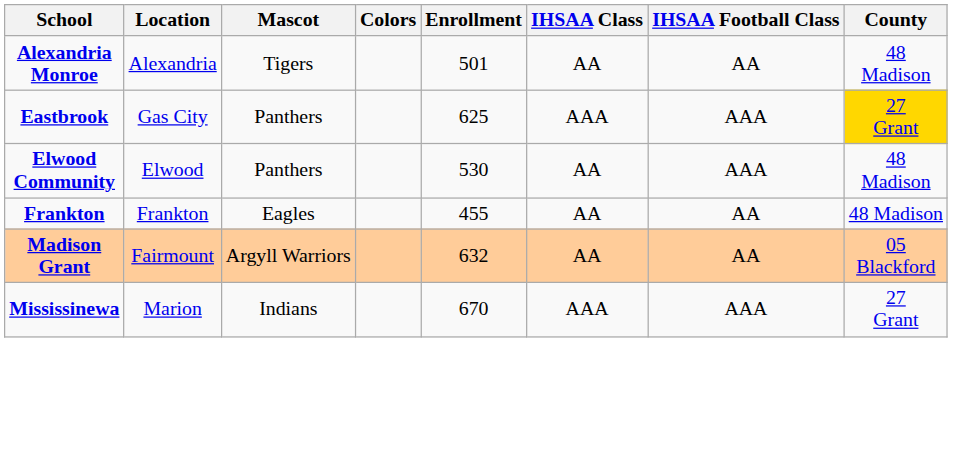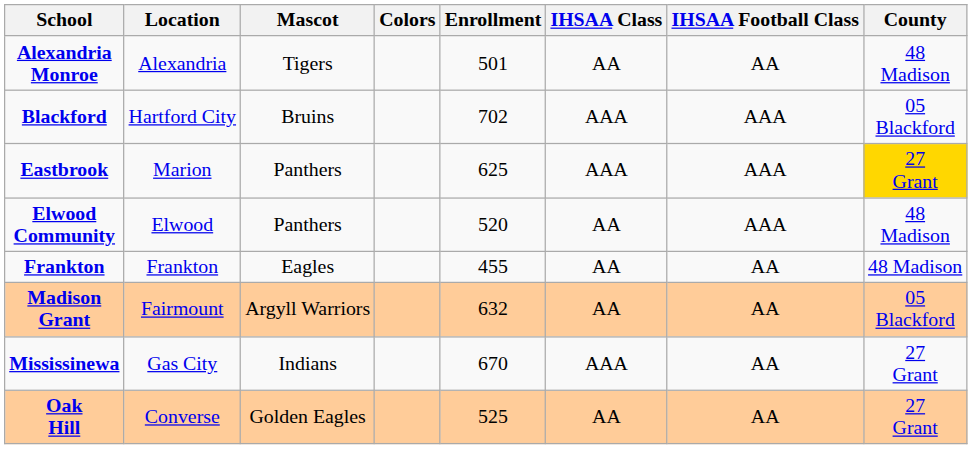+ row: (64, 116)
(173, 116) Gas City -> (182, 170) Marion
(474, 170) 530 -> (493, 224) 520
(173, 309) Marion -> (182, 363) Gas City
(746, 309) AAA -> (765, 363) AA
+ row: (64, 417)
